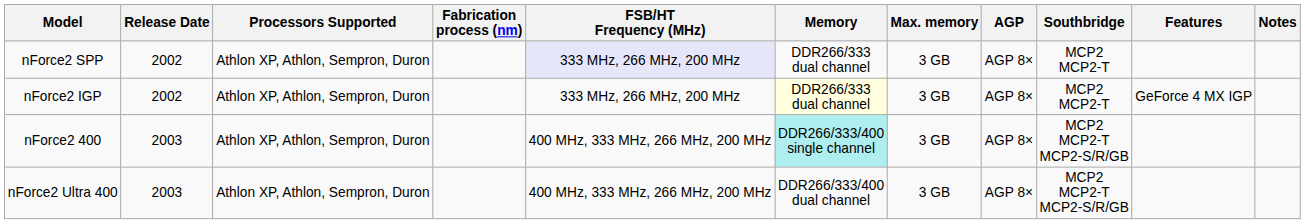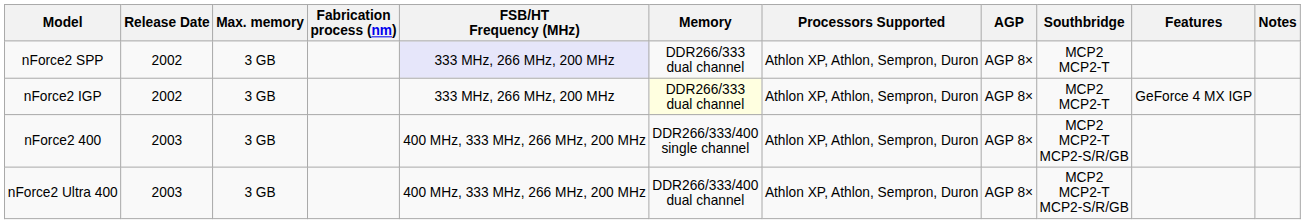columns swapped: (323, 22) <-> (934, 22)
(831, 140) paleturquoise background -> (705, 140) no background
